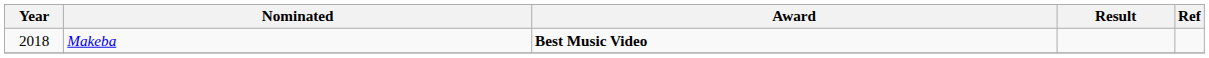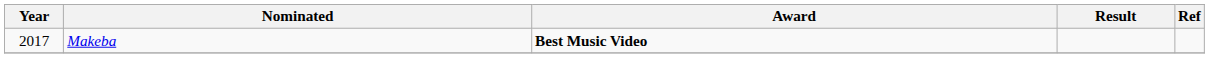(34, 40) 2018 -> (34, 40) 2017
